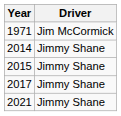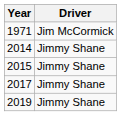+ row: (19, 102)
- row: (19, 102)
